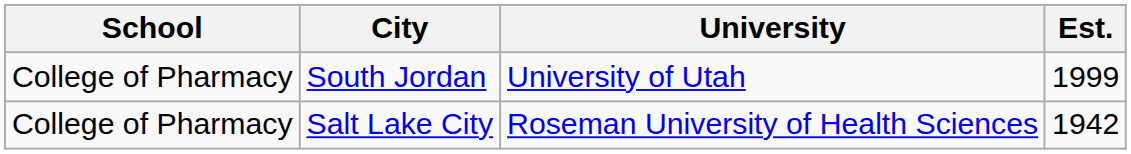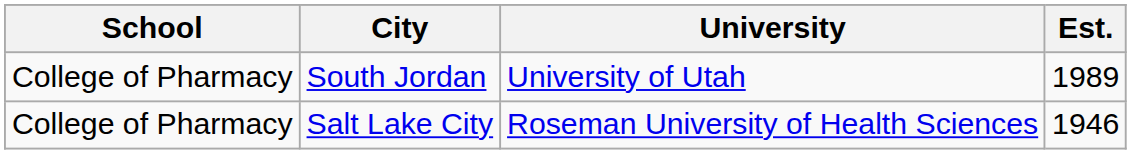(1086, 76) 1999 -> (1086, 76) 1989
(1086, 124) 1942 -> (1086, 124) 1946
